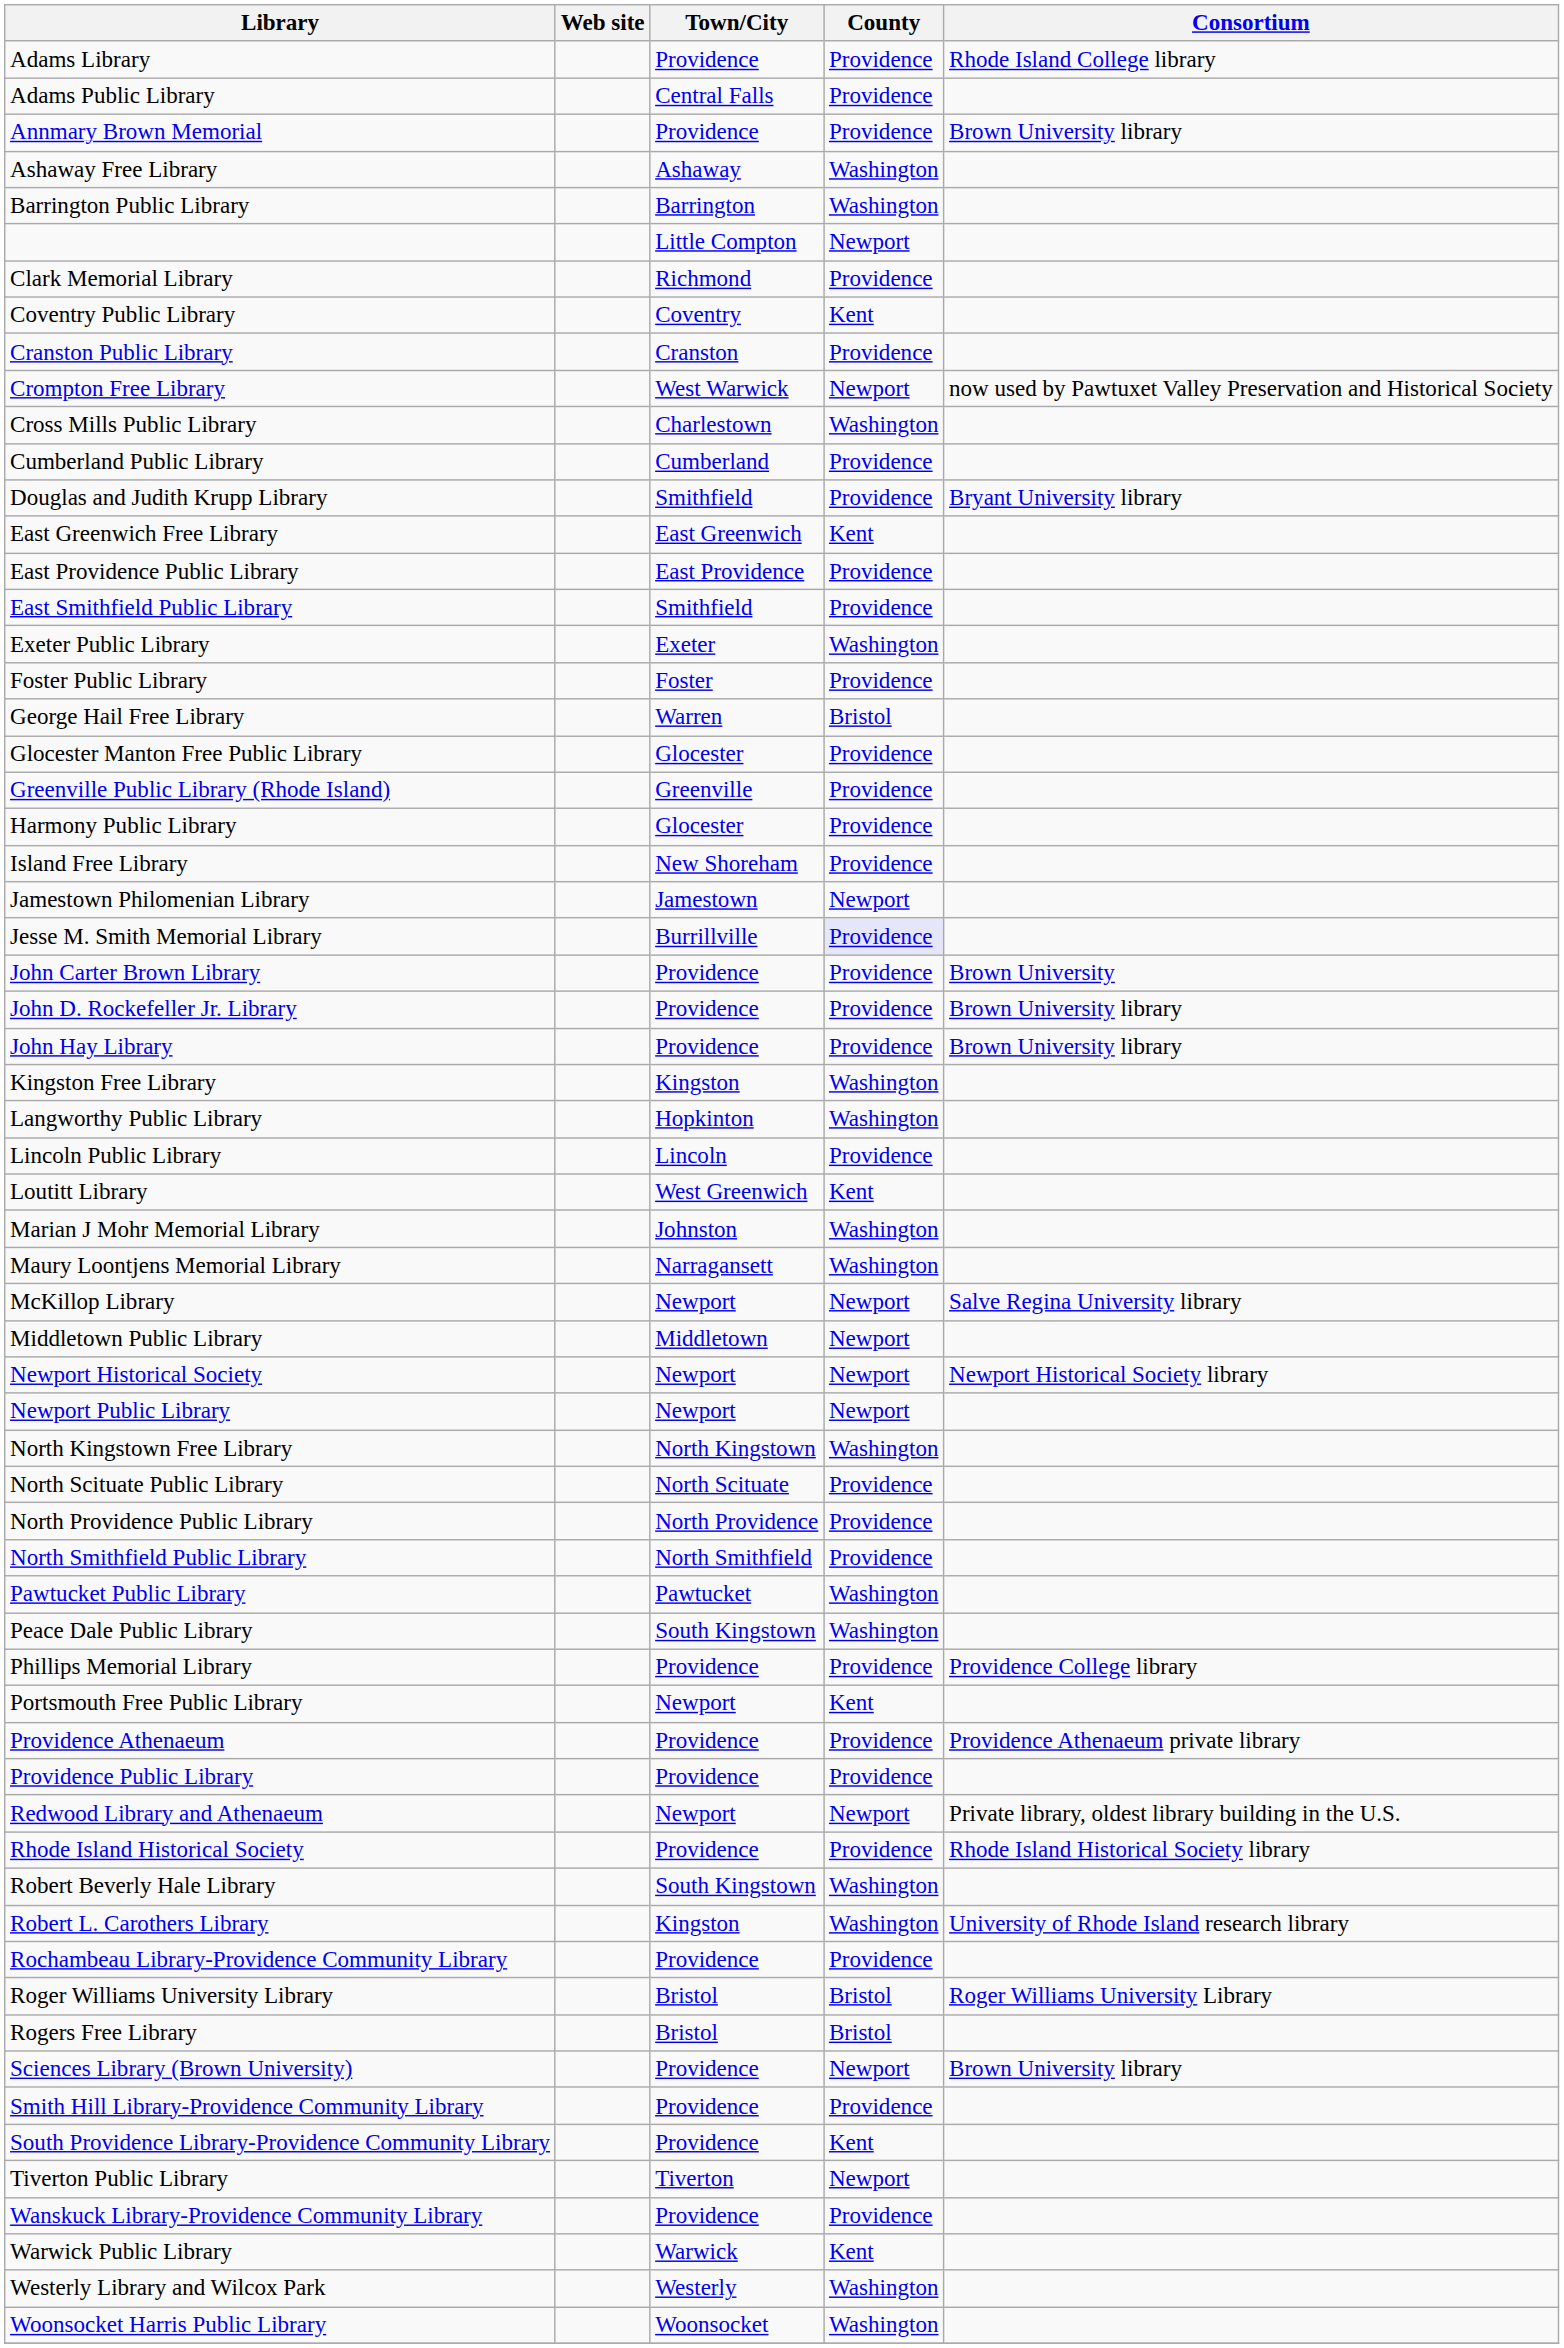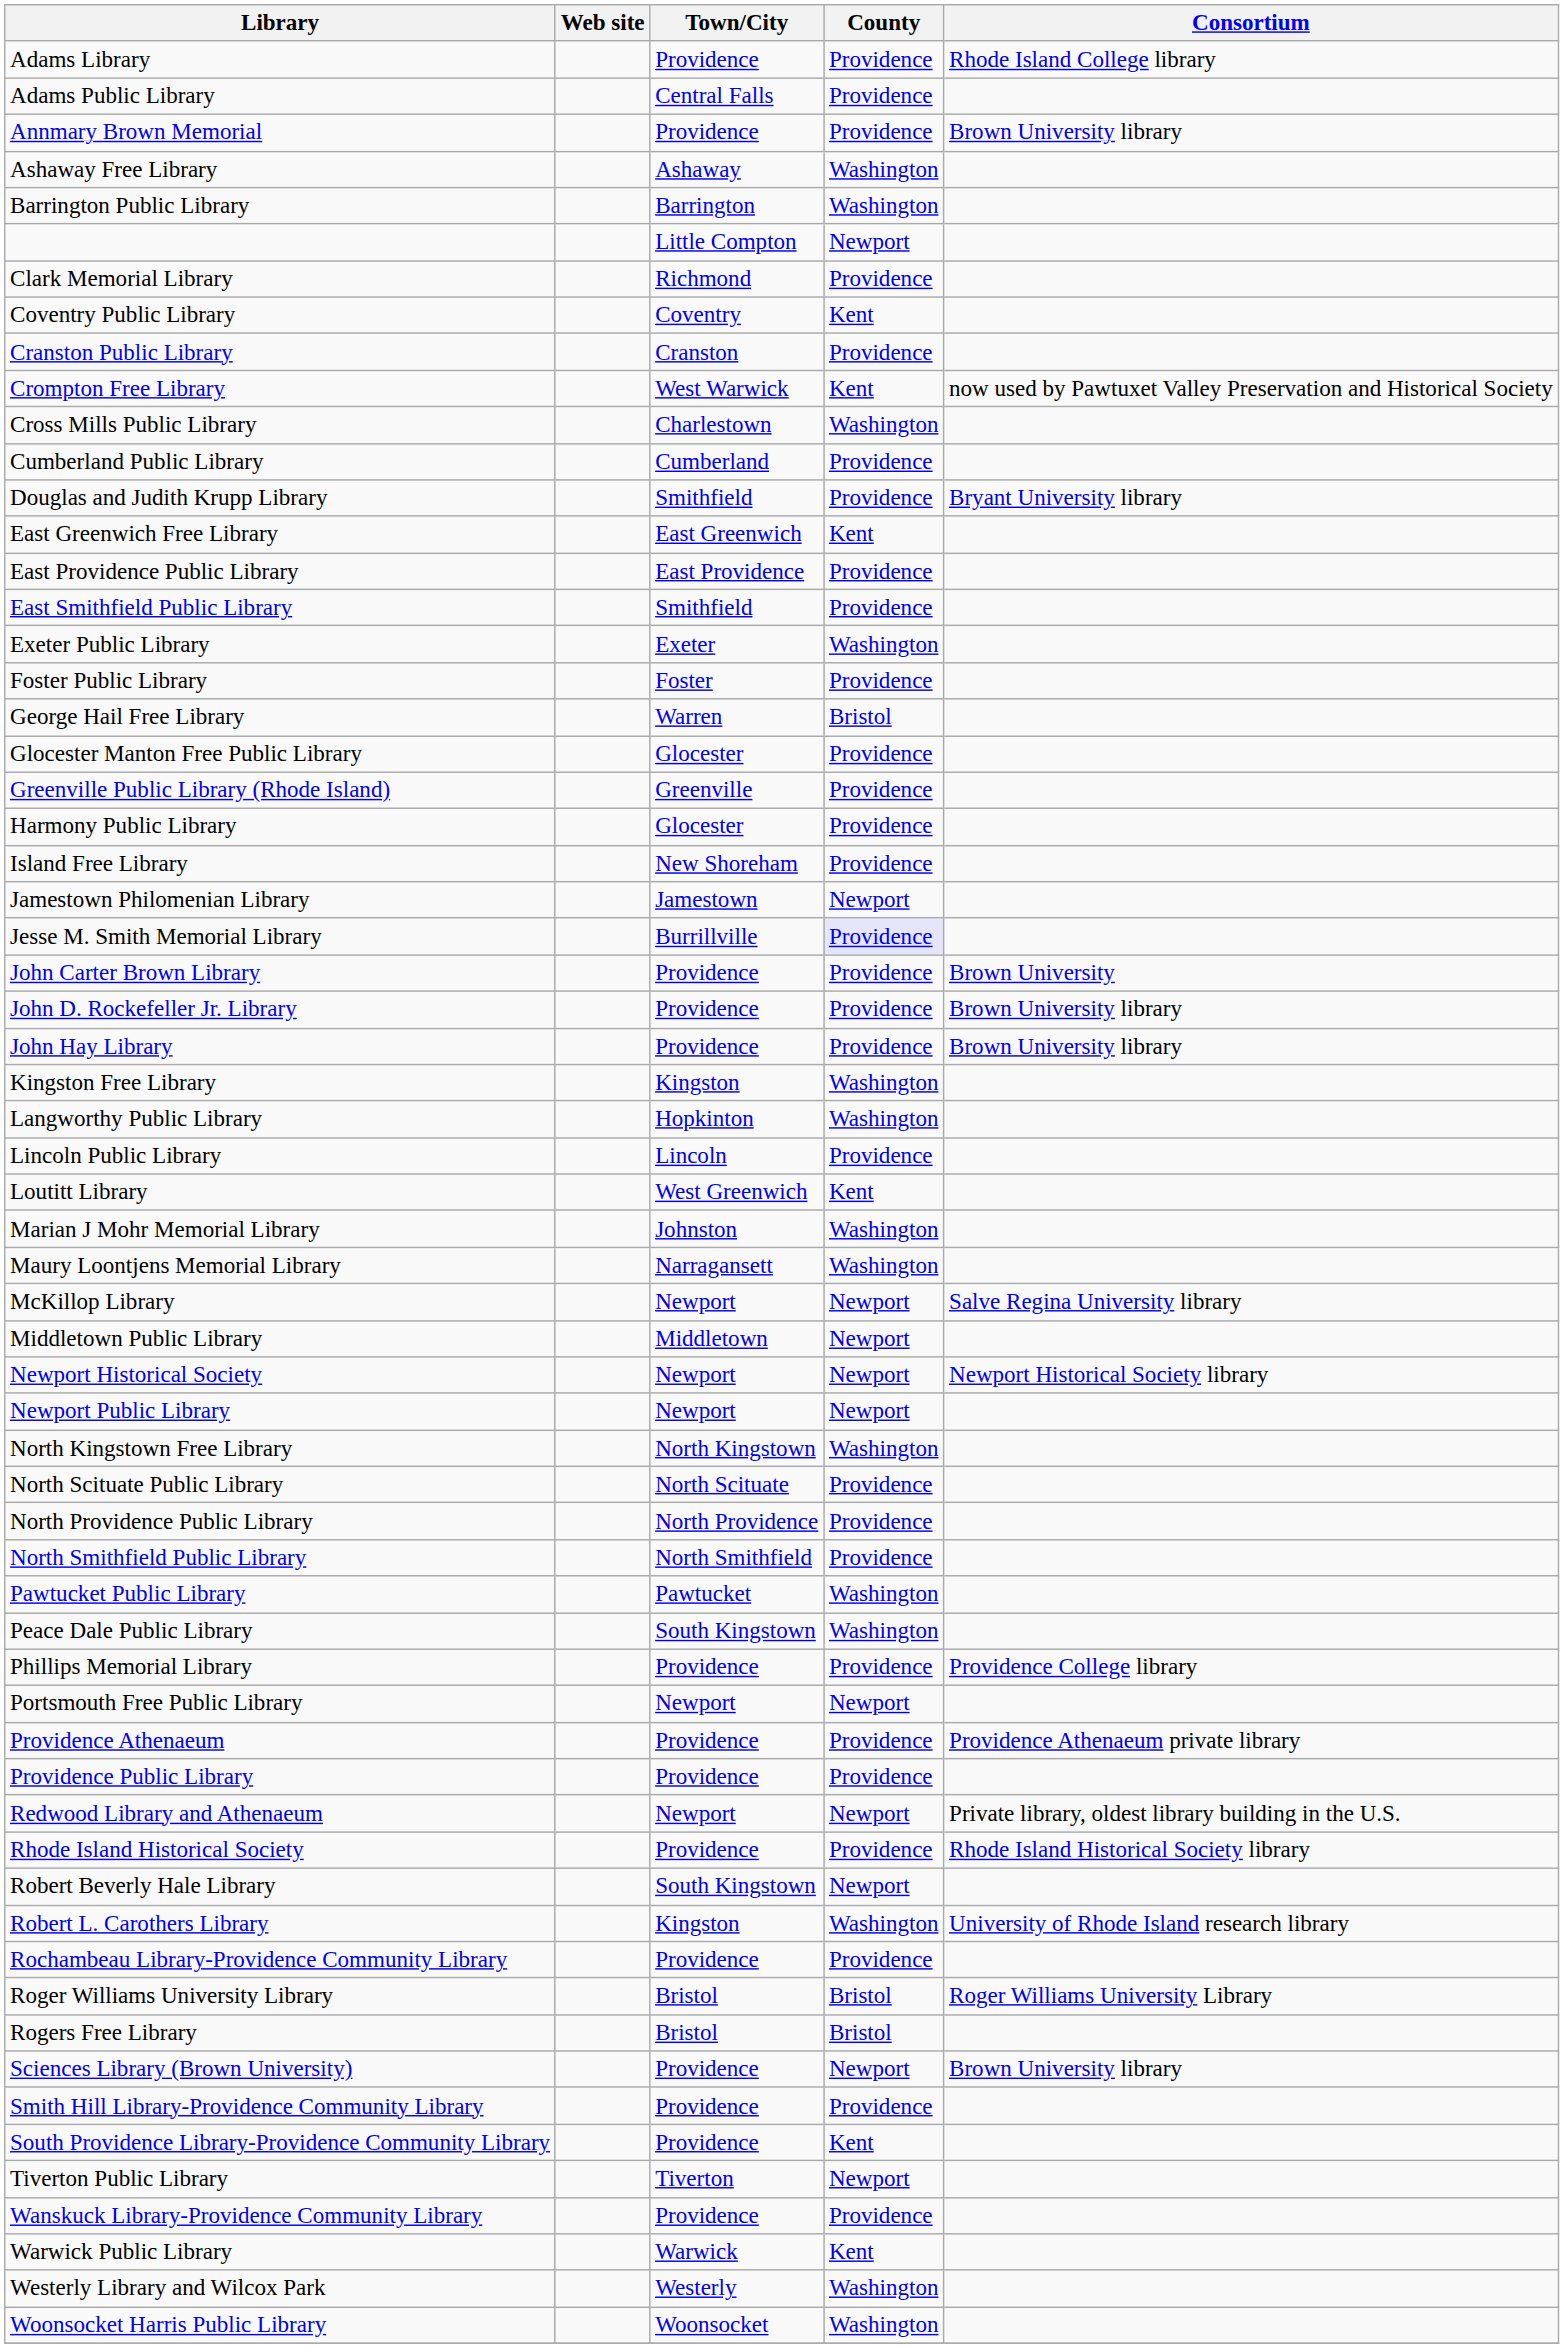(869, 388) Newport -> (851, 388) Kent
(851, 1703) Kent -> (869, 1703) Newport
(884, 1886) Washington -> (869, 1886) Newport
